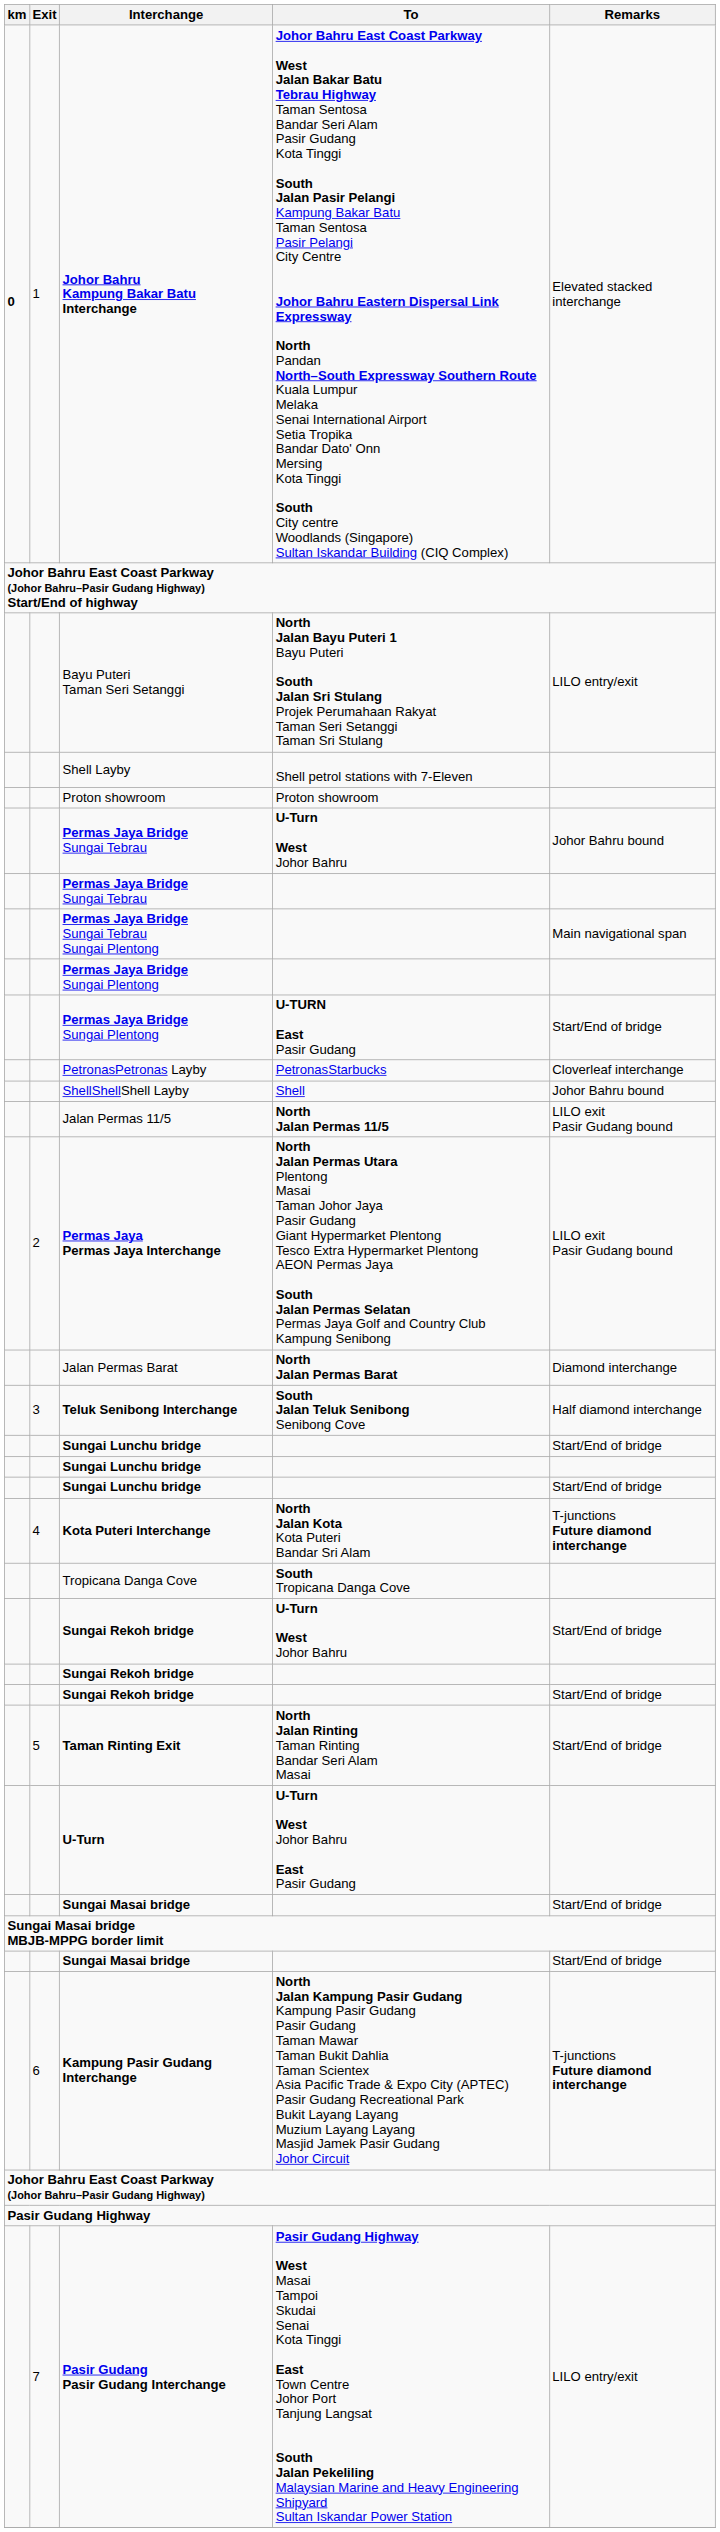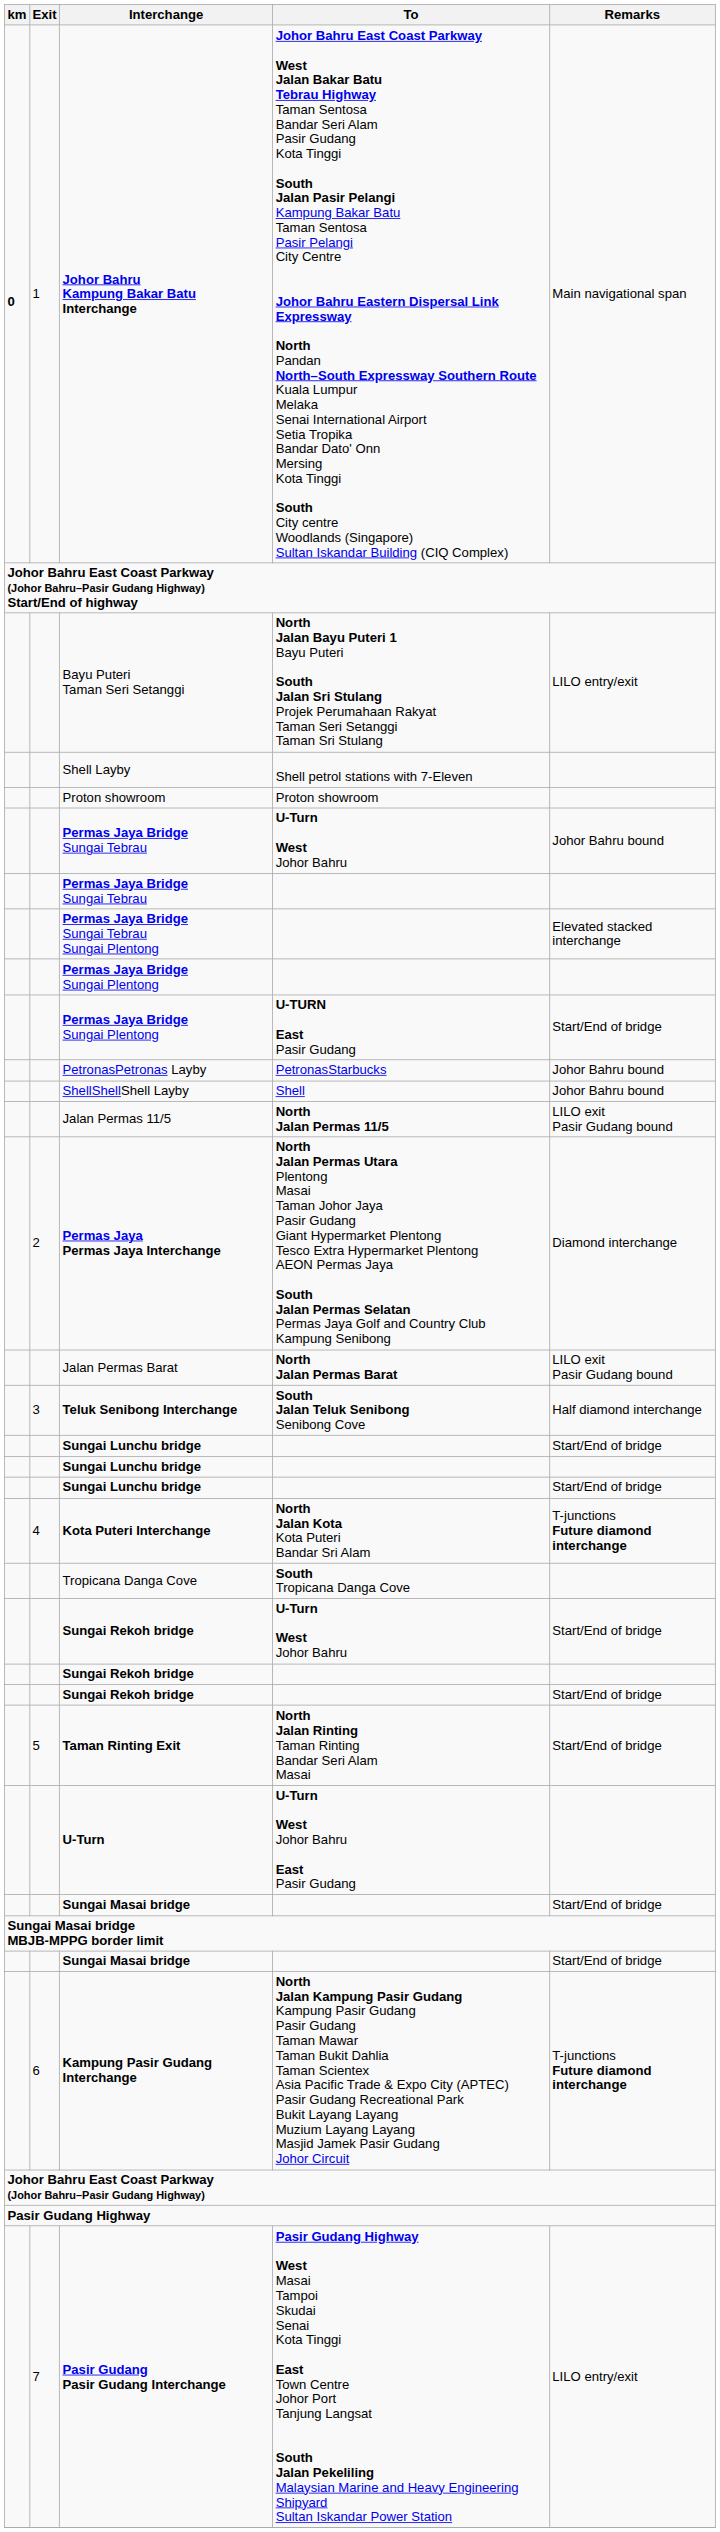(602, 294) Elevated stacked interchange -> (619, 294) Main navigational span
(619, 934) Main navigational span -> (602, 934) Elevated stacked interchange
(618, 1070) Cloverleaf interchange -> (608, 1070) Johor Bahru bound
(613, 1243) LILO exit Pasir Gudang bound -> (615, 1243) Diamond interchange
(615, 1367) Diamond interchange -> (613, 1367) LILO exit Pasir Gudang bound
